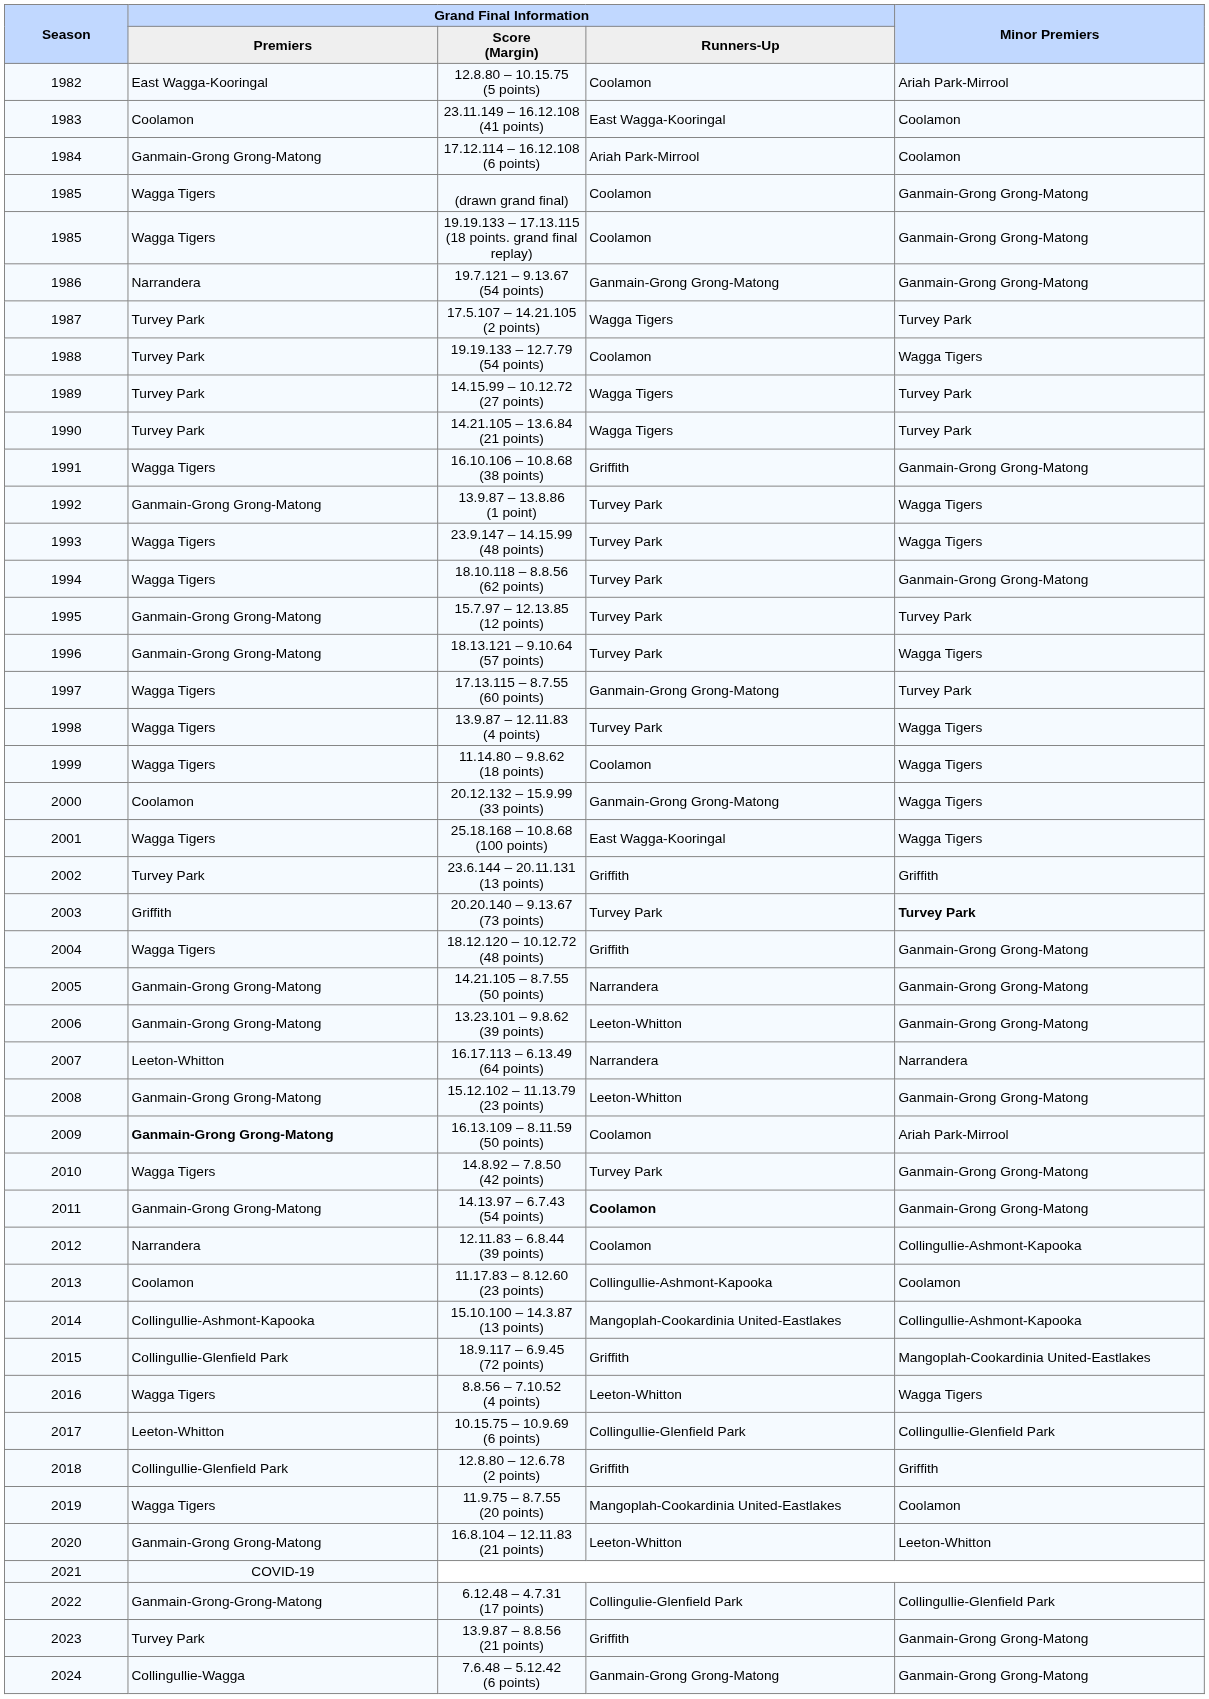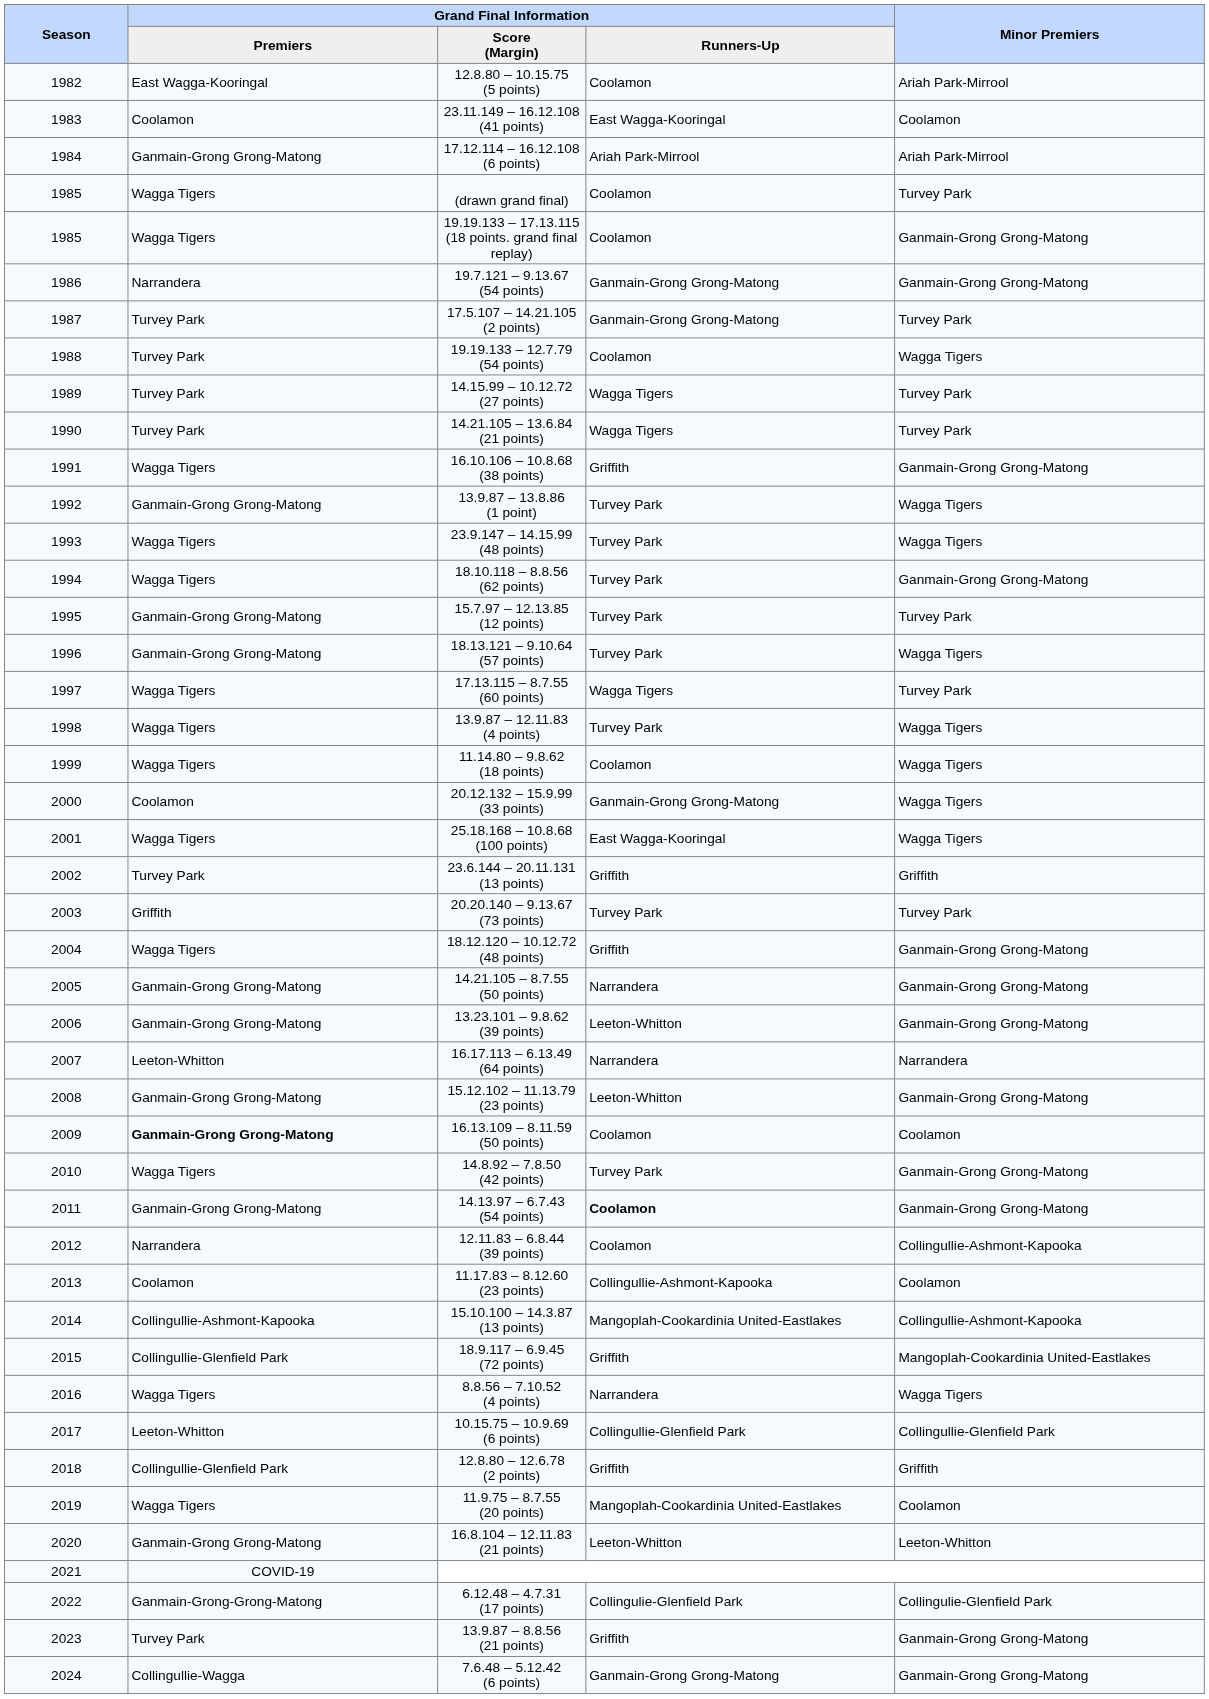(930, 156) Coolamon -> (953, 156) Ariah Park-Mirrool
(993, 193) Ganmain-Grong Grong-Matong -> (935, 193) Turvey Park
(631, 319) Wagga Tigers -> (684, 319) Ganmain-Grong Grong-Matong
(684, 690) Ganmain-Grong Grong-Matong -> (631, 690) Wagga Tigers
(937, 912) bold -> (935, 912) normal
(953, 1134) Ariah Park-Mirrool -> (930, 1134) Coolamon
(636, 1394) Leeton-Whitton -> (624, 1394) Narrandera
(977, 1601) Collingullie-Glenfield Park -> (975, 1601) Collingulie-Glenfield Park
